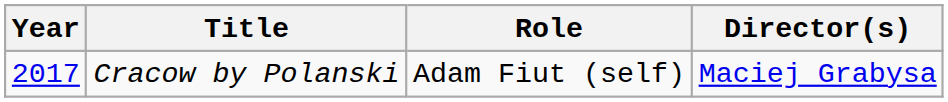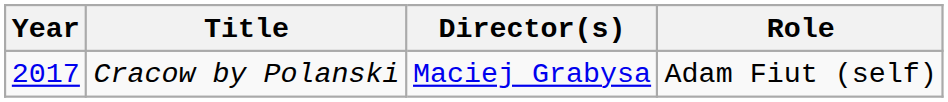columns swapped: (549, 28) <-> (818, 28)
